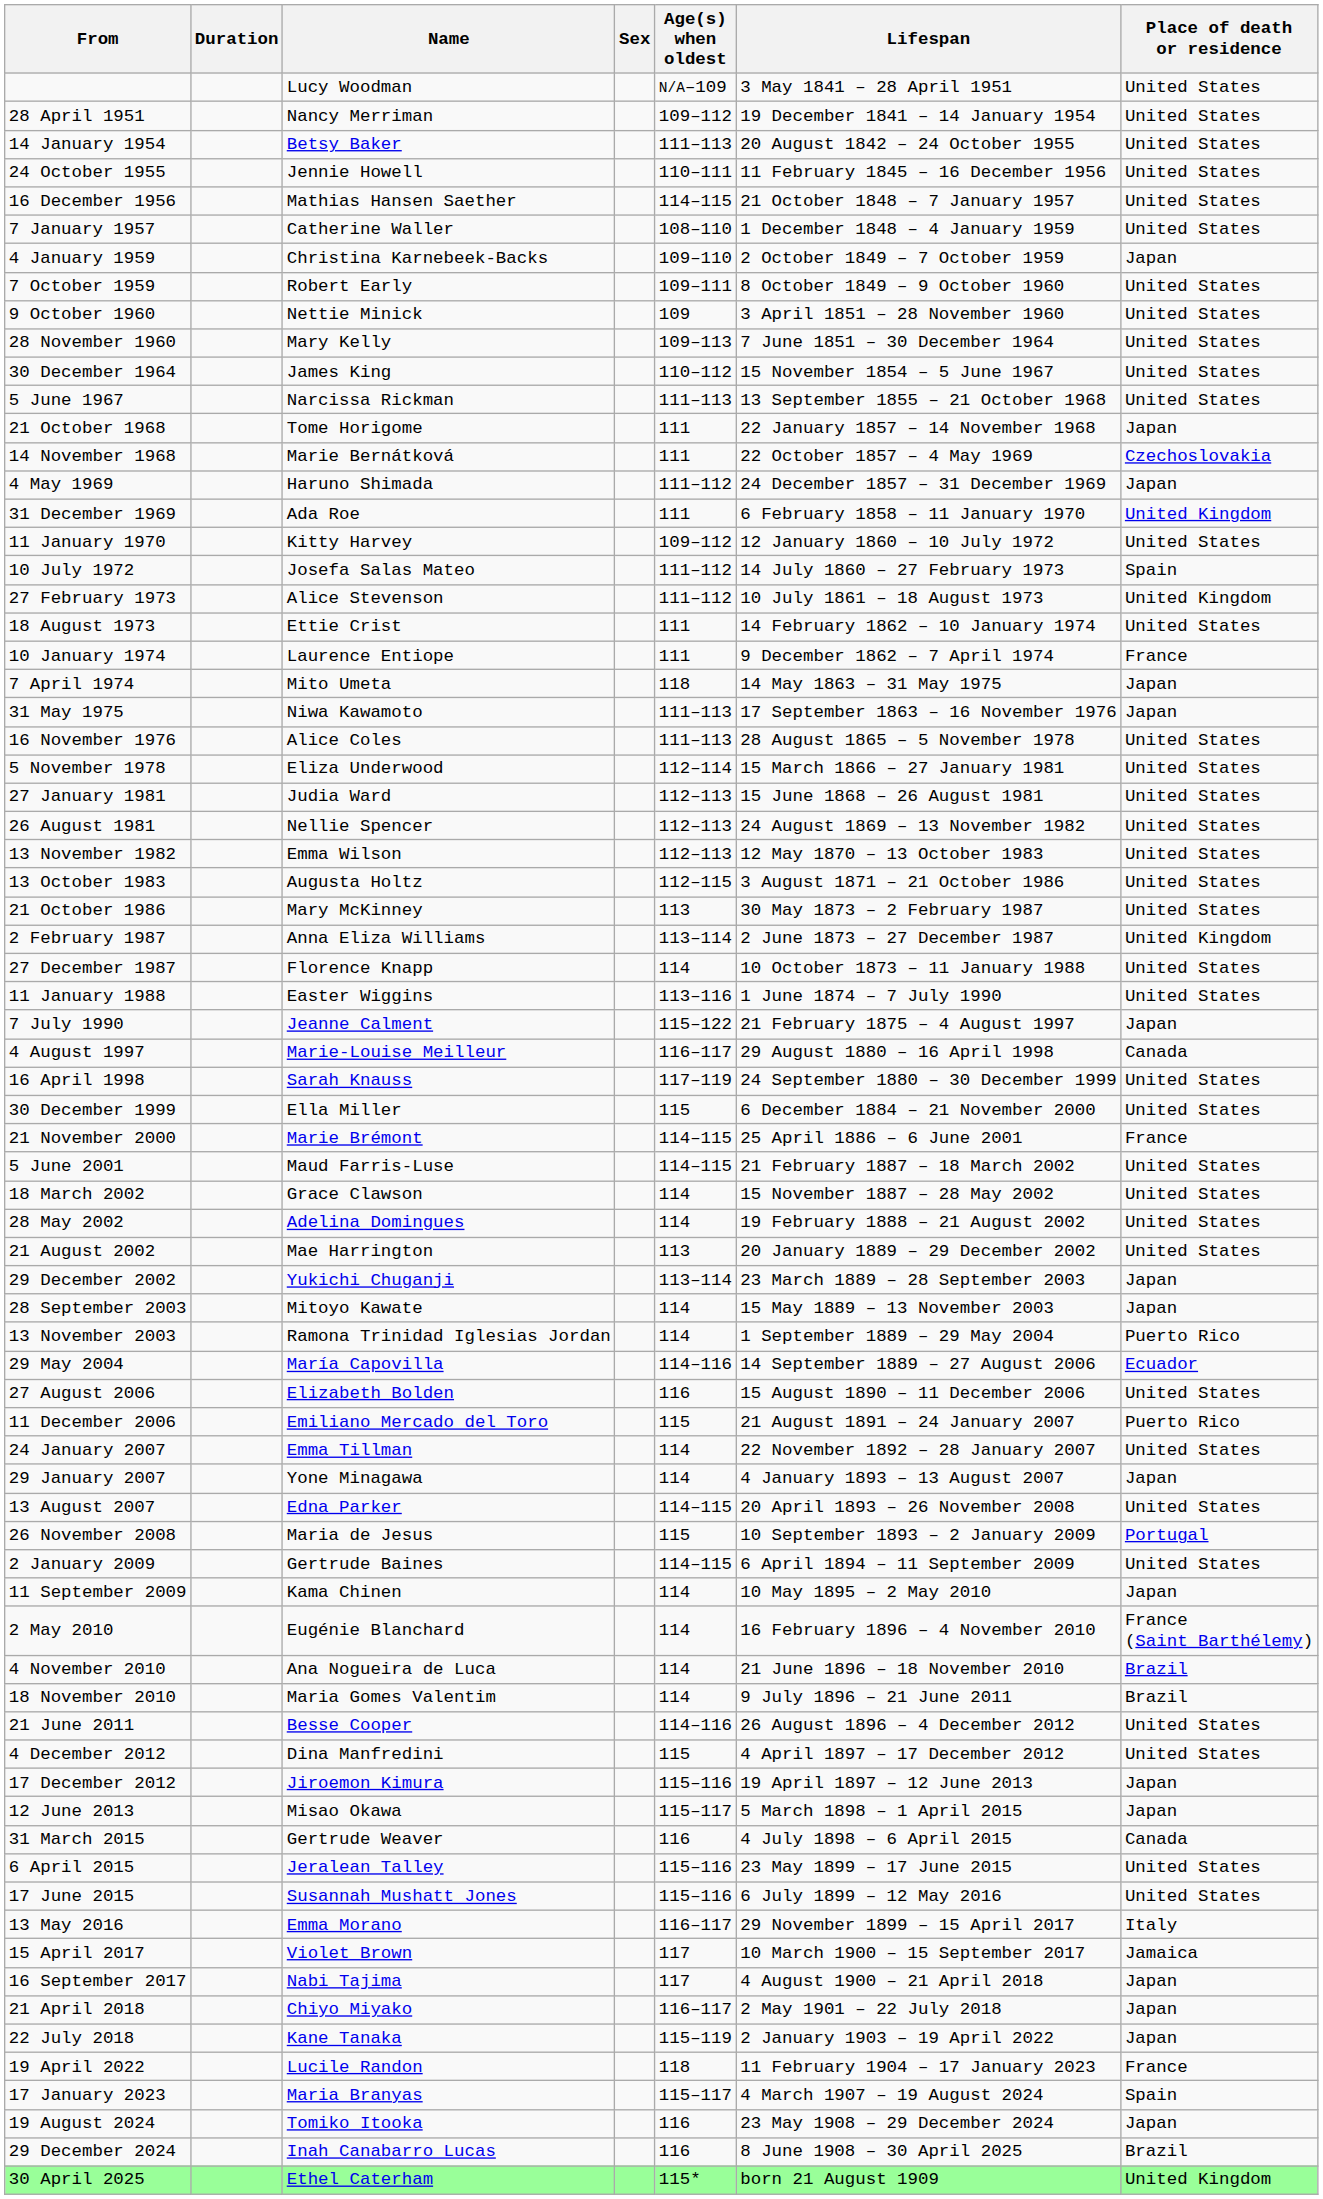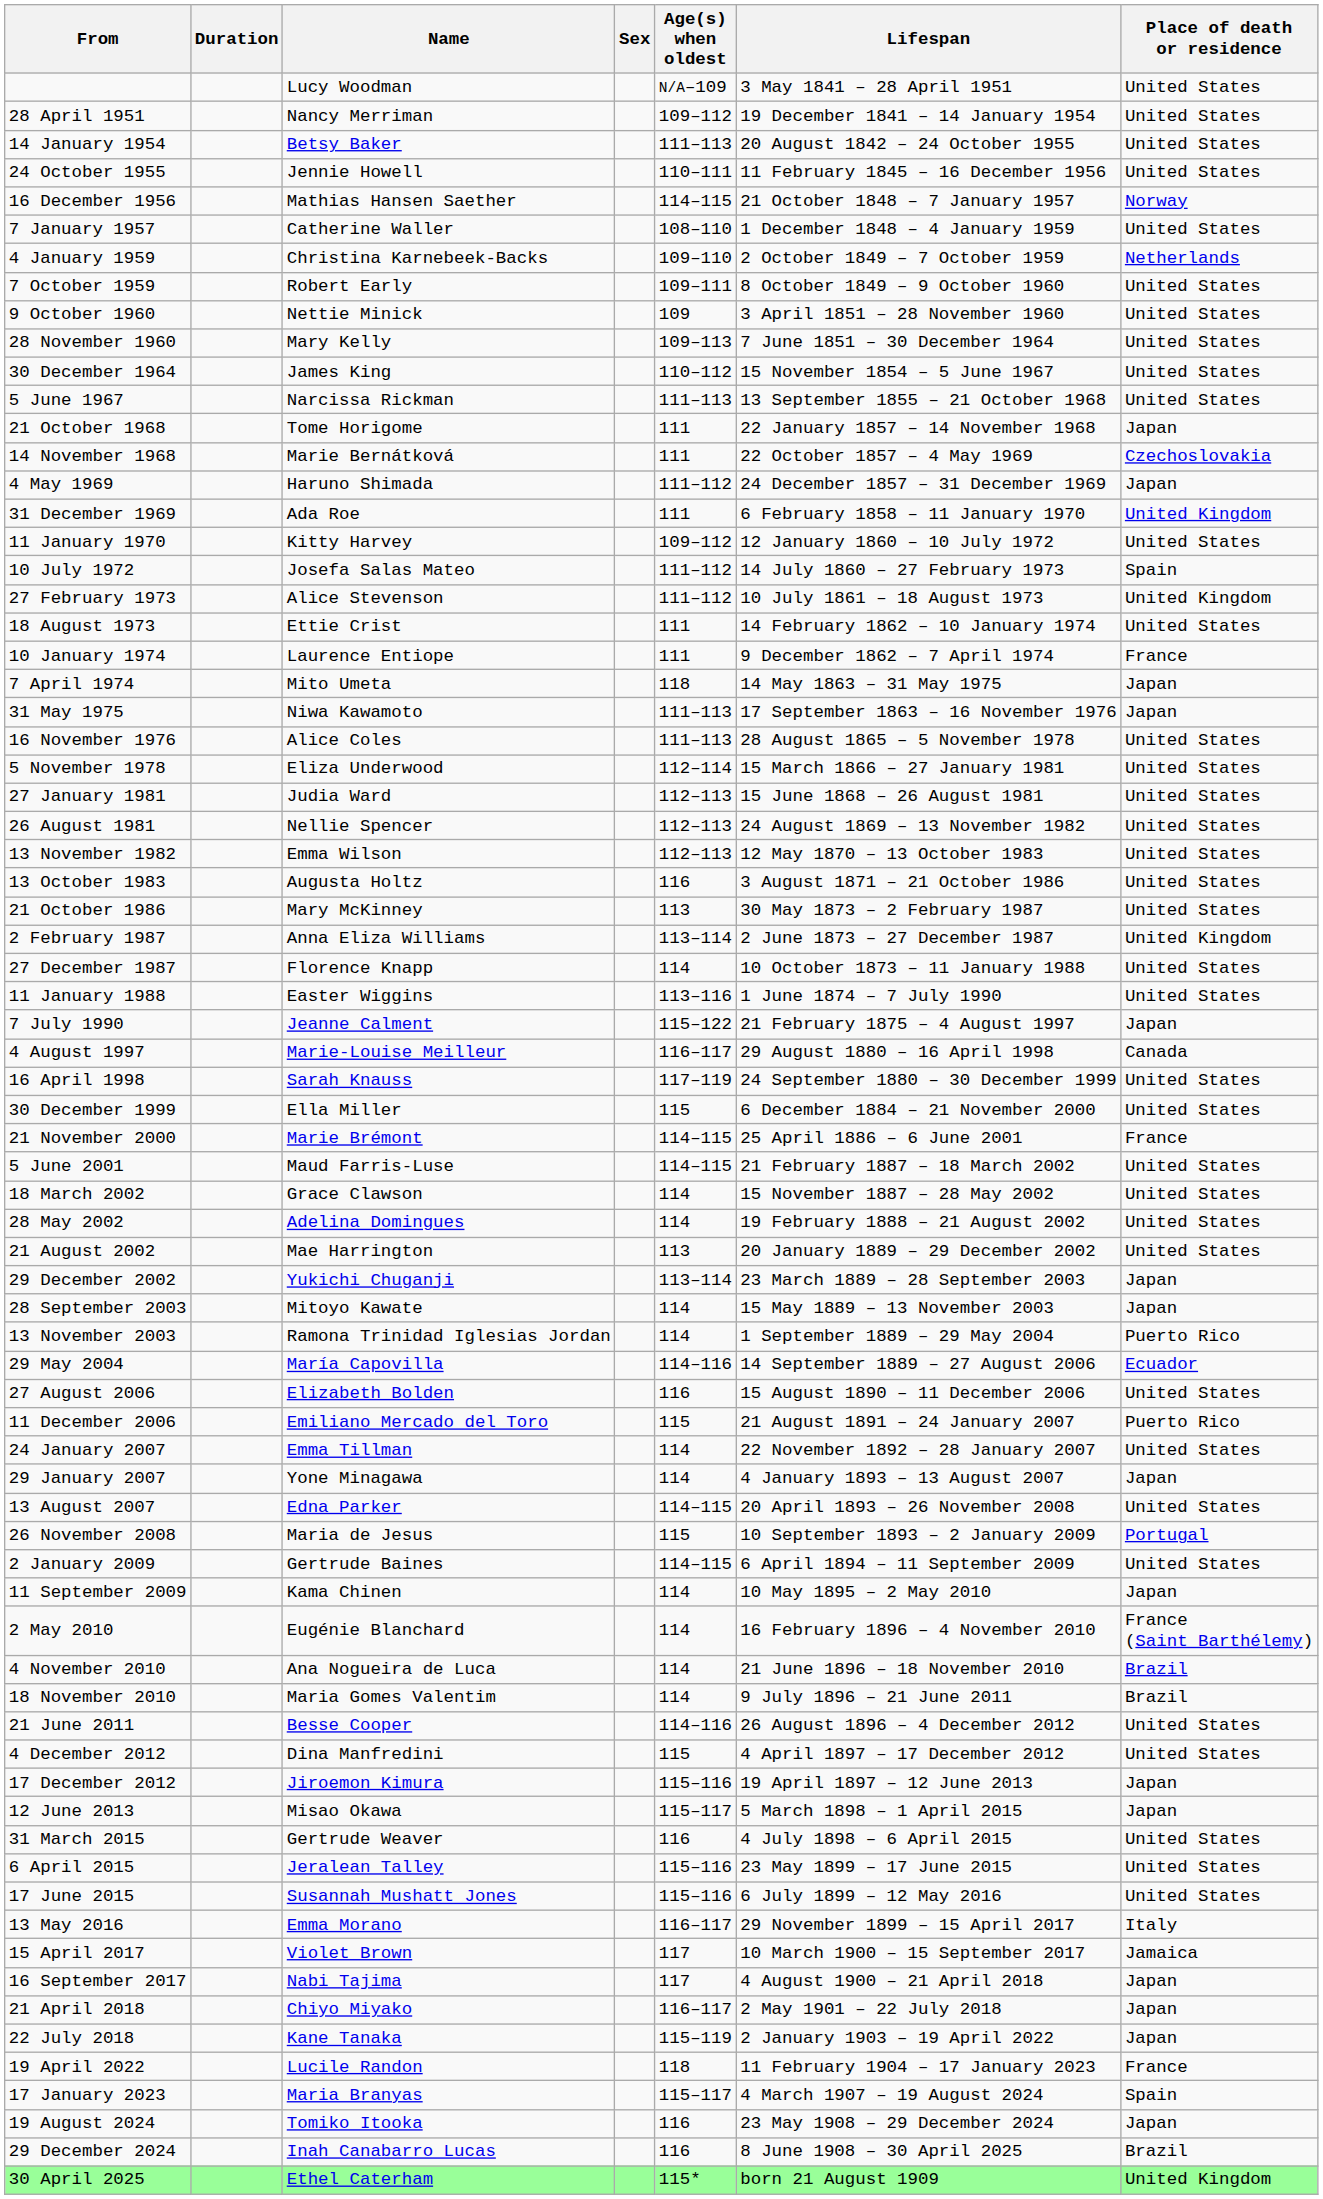(1193, 201) United States -> (1156, 201) Norway
(1151, 258) Japan -> (1182, 258) Netherlands
(695, 882) 112–115 -> (674, 882) 116
(1156, 1839) Canada -> (1193, 1839) United States
